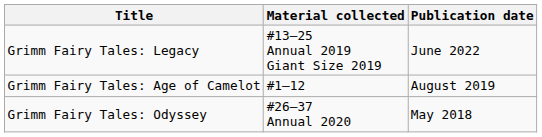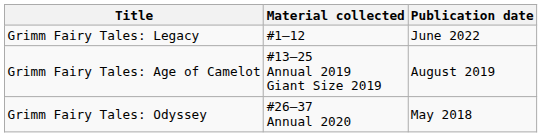(324, 50) #13–25 Annual 2019 Giant Size 2019 -> (286, 36) #1–12
(286, 86) #1–12 -> (324, 71) #13–25 Annual 2019 Giant Size 2019
